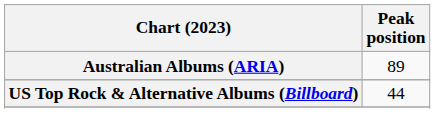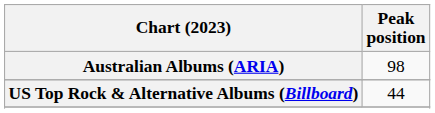(396, 65) 89 -> (396, 65) 98
